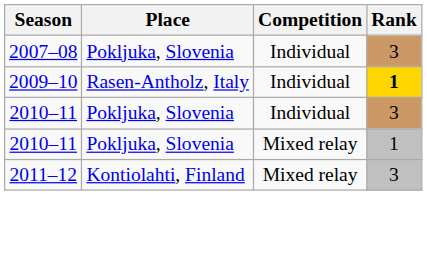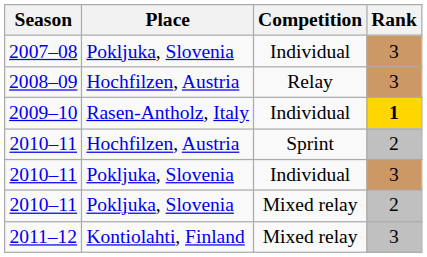+ row: (43, 81)
+ row: (43, 143)
(394, 143) 1 -> (394, 205) 2
